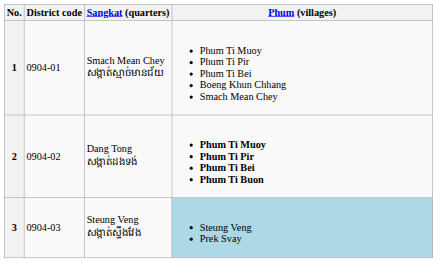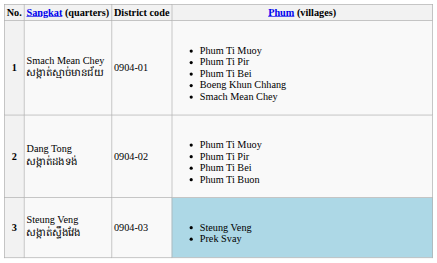columns swapped: (54, 12) <-> (128, 12)
(302, 162) bold -> (302, 162) normal
